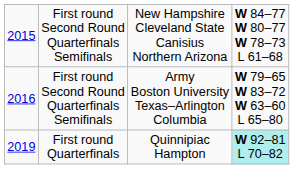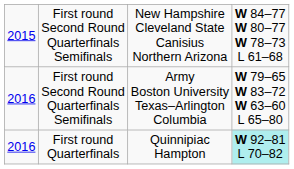(21, 147) 2019 -> (21, 147) 2016
